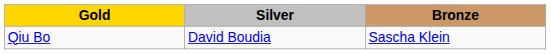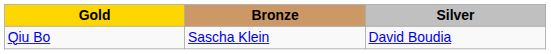columns swapped: (275, 15) <-> (455, 15)
